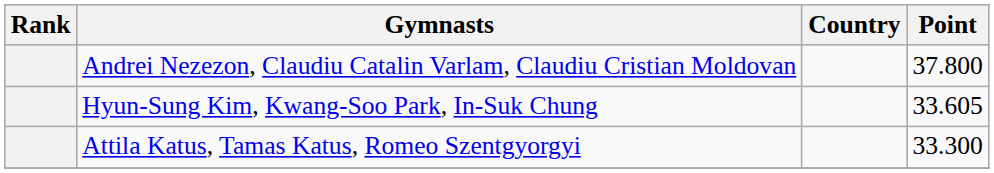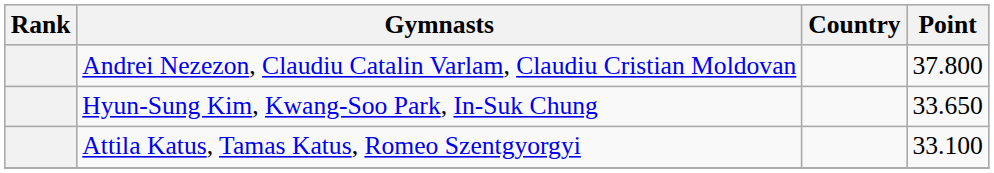(948, 106) 33.605 -> (948, 106) 33.650
(948, 146) 33.300 -> (948, 146) 33.100
